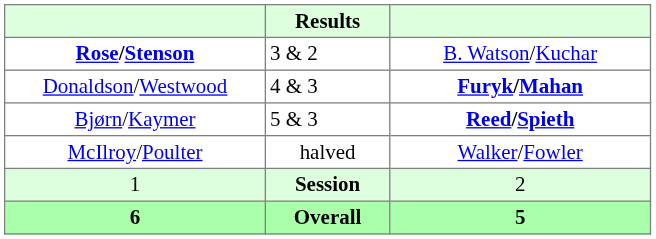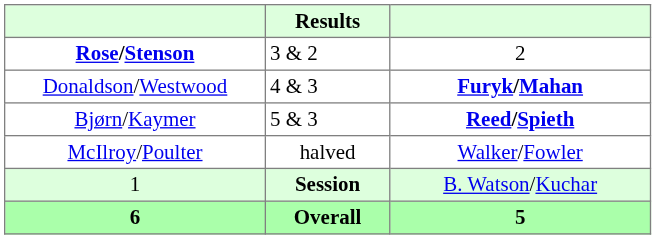(520, 53) B. Watson/Kuchar -> (520, 53) 2
(520, 184) 2 -> (520, 184) B. Watson/Kuchar
